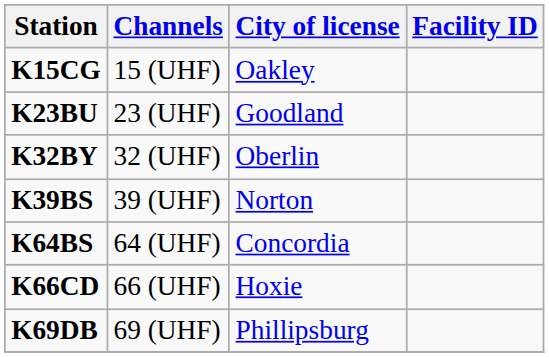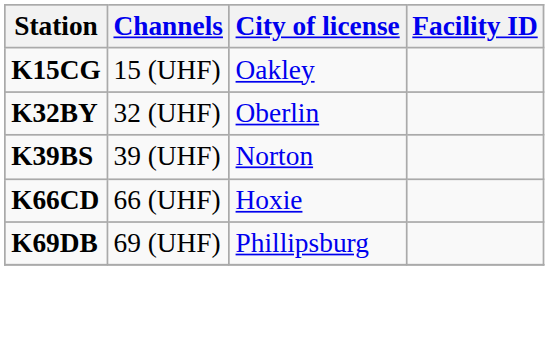- row: (54, 112)
- row: (52, 243)
